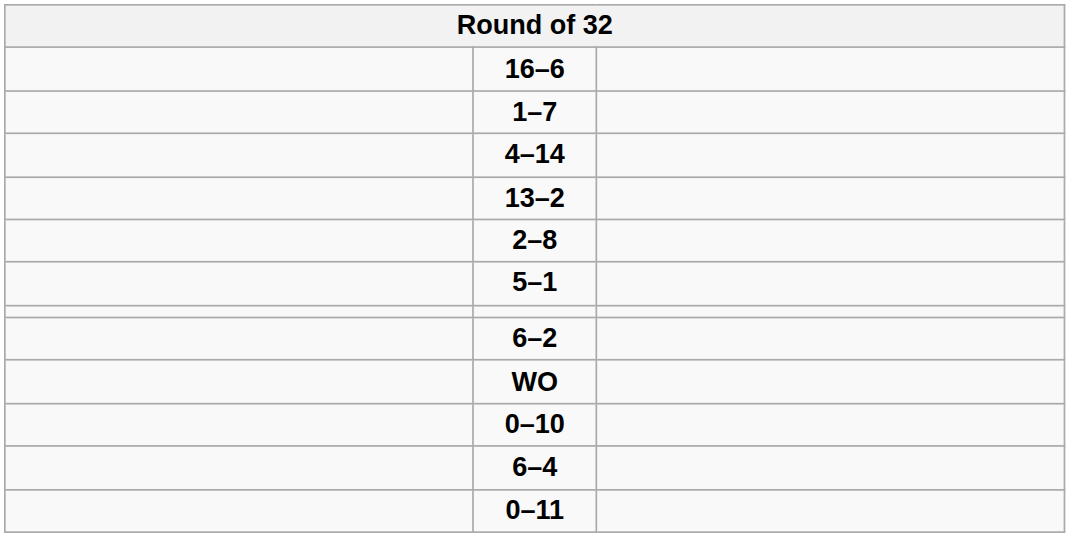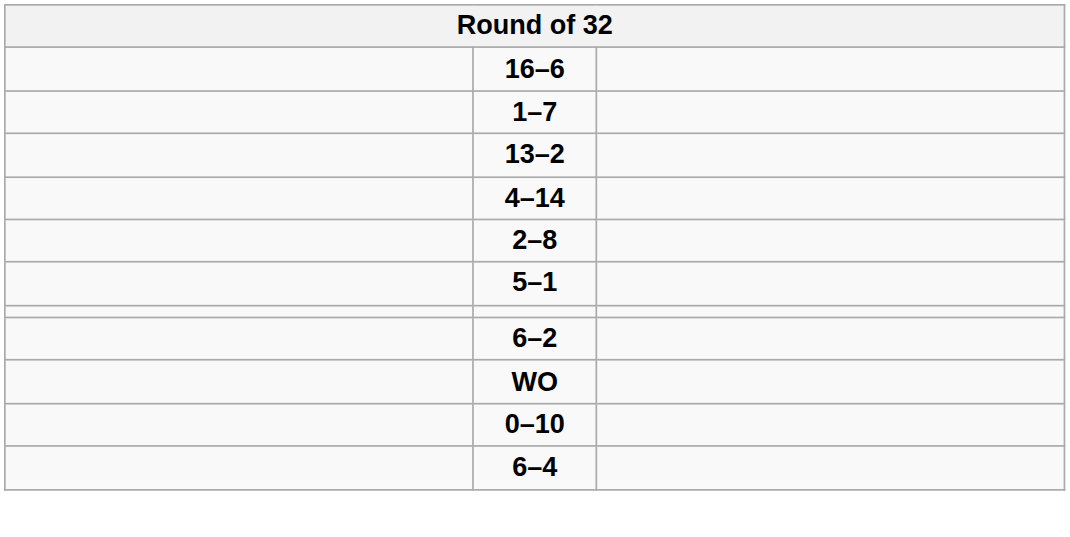rows swapped: (535, 154) <-> (535, 197)
- row: (535, 510)
